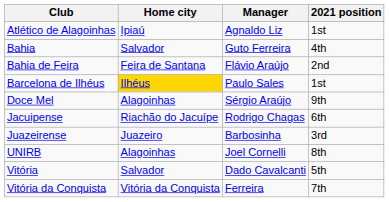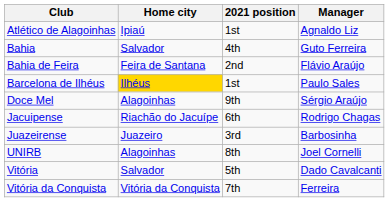columns swapped: (265, 13) <-> (346, 13)
